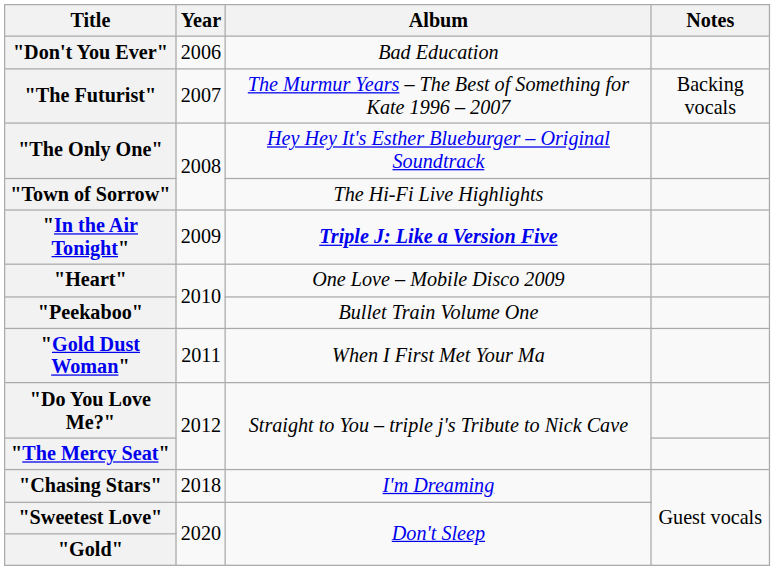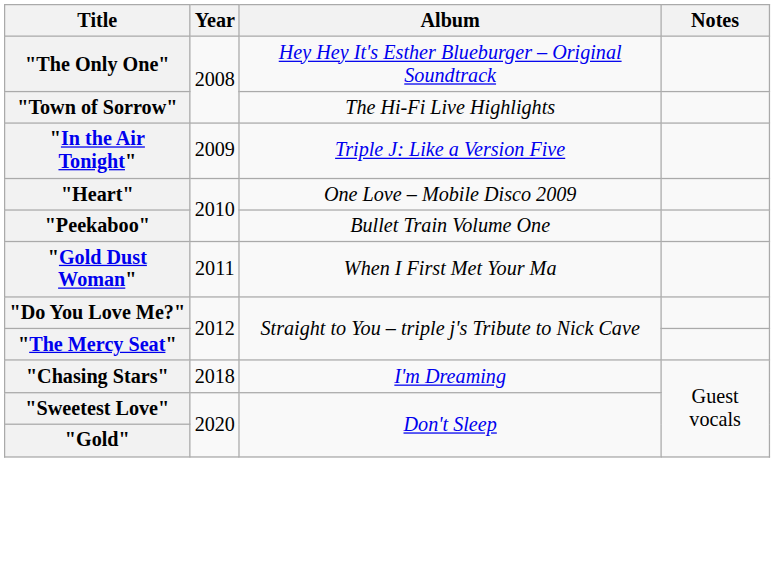- row: (90, 52)
- row: (90, 95)
(438, 237) bold -> (450, 150) normal
